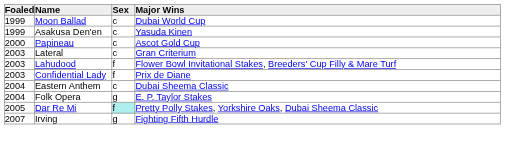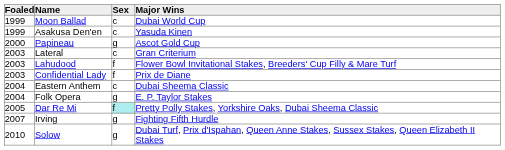(115, 42) c -> (115, 42) g
+ row: (48, 135)
